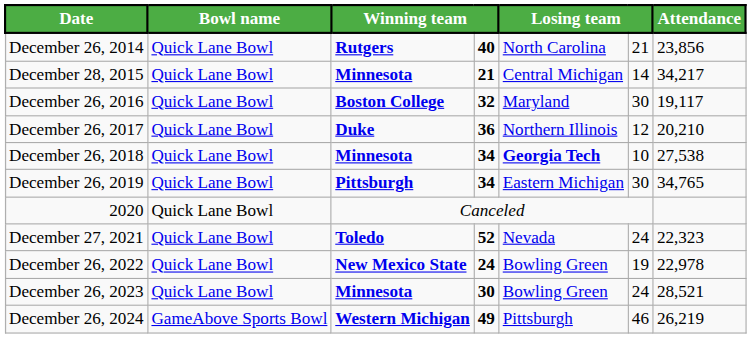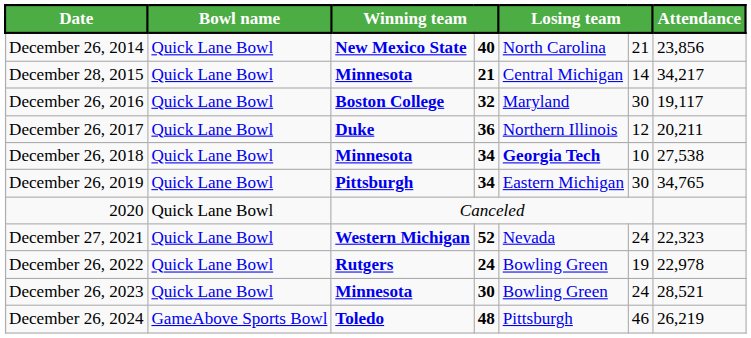(364, 47) Rutgers -> (401, 47) New Mexico State
(680, 128) 20,210 -> (680, 128) 20,211
(360, 237) Toledo -> (403, 237) Western Michigan
(401, 264) New Mexico State -> (364, 264) Rutgers
(403, 318) Western Michigan -> (360, 318) Toledo
(486, 318) 49 -> (486, 318) 48
